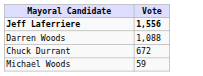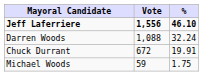+ column: (184, 11)
